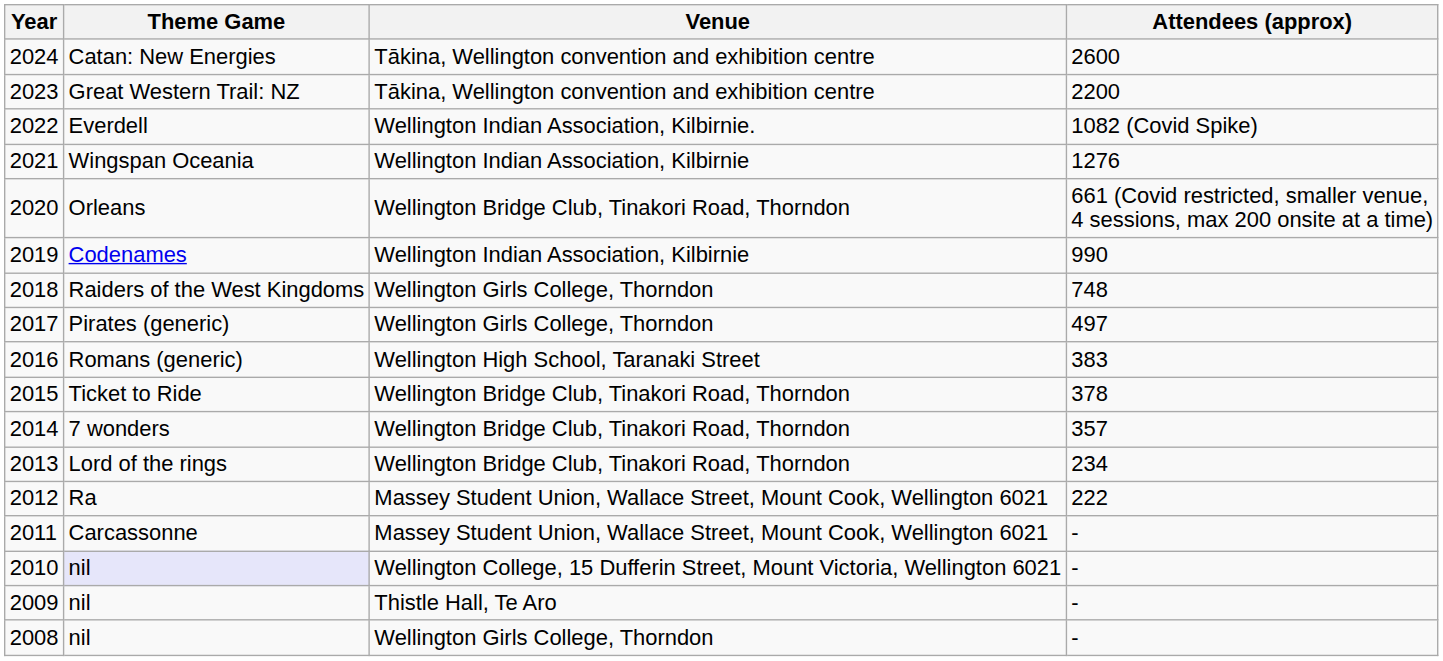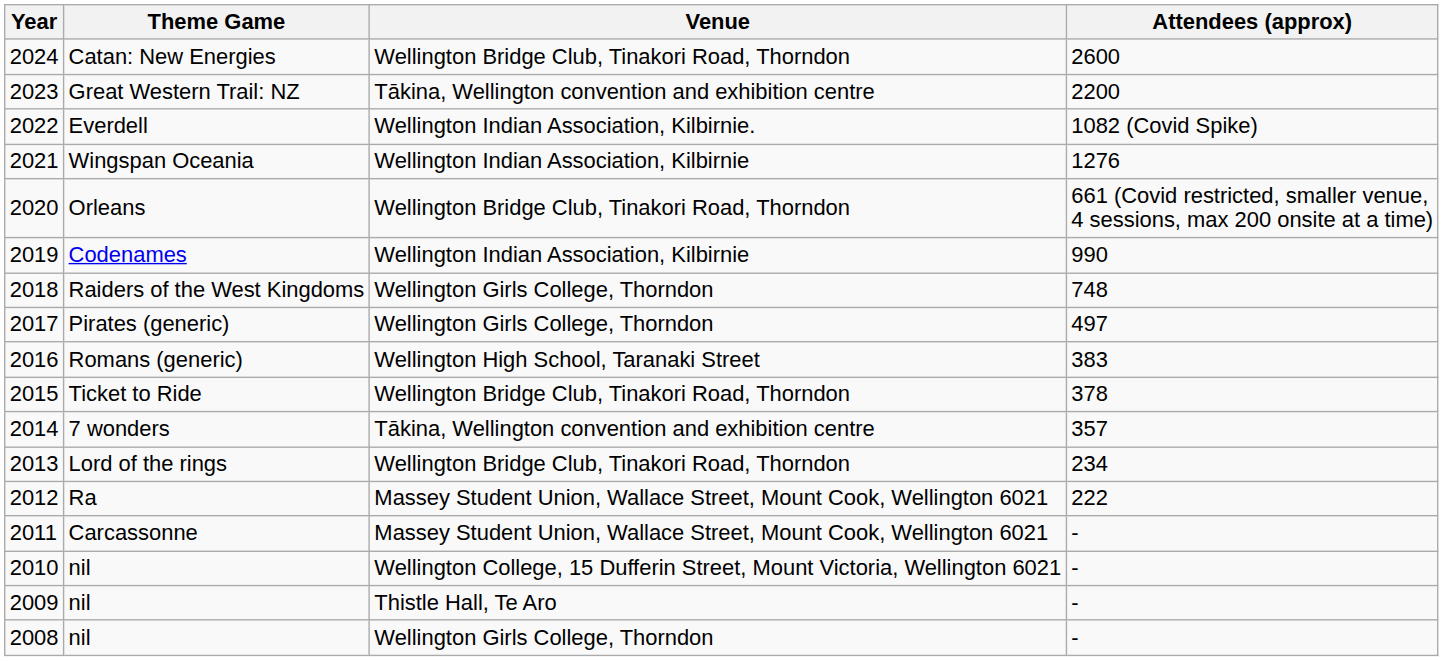(625, 56) Tākina, Wellington convention and exhibition centre -> (612, 56) Wellington Bridge Club, Tinakori Road, Thorndon
(612, 428) Wellington Bridge Club, Tinakori Road, Thorndon -> (625, 428) Tākina, Wellington convention and exhibition centre
(80, 567) lavender background -> (80, 567) no background
